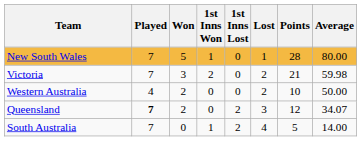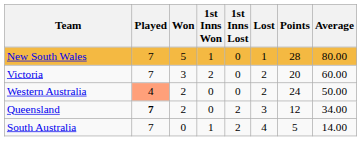(295, 74) 21 -> (295, 74) 20
(334, 74) 59.98 -> (334, 74) 60.00
(151, 91) no background -> (151, 91) lightsalmon background
(295, 91) 10 -> (295, 91) 24
(334, 109) 34.07 -> (334, 109) 34.00
